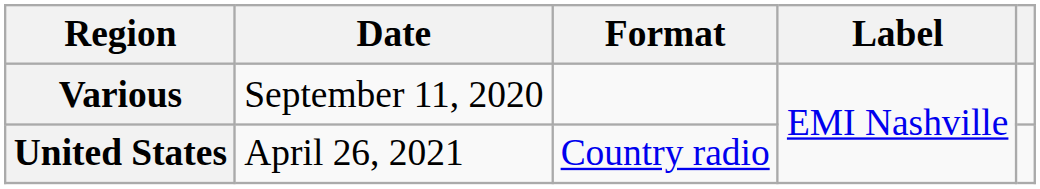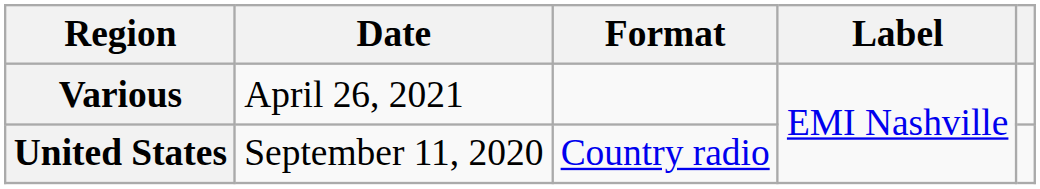(394, 93) September 11, 2020 -> (354, 93) April 26, 2021
(354, 152) April 26, 2021 -> (394, 152) September 11, 2020
